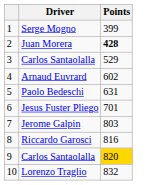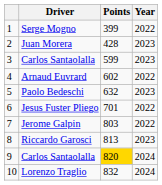+ column: (145, 12)
(111, 44) bold -> (111, 44) normal
(111, 60) 529 -> (111, 60) 599
(111, 92) 631 -> (111, 92) 632
(111, 140) 816 -> (111, 140) 813
